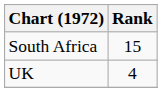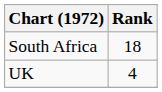(132, 45) 15 -> (132, 45) 18
